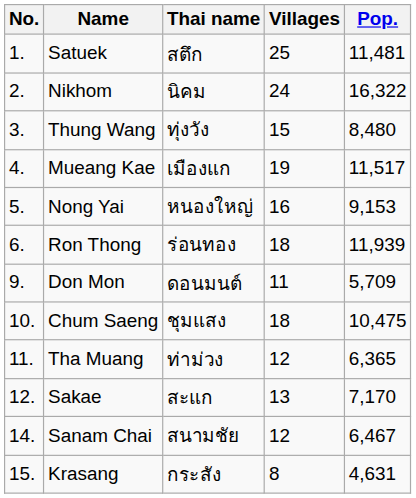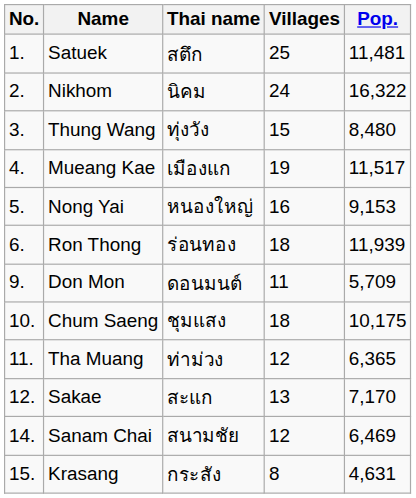(378, 320) 10,475 -> (378, 320) 10,175
(372, 435) 6,467 -> (372, 435) 6,469
